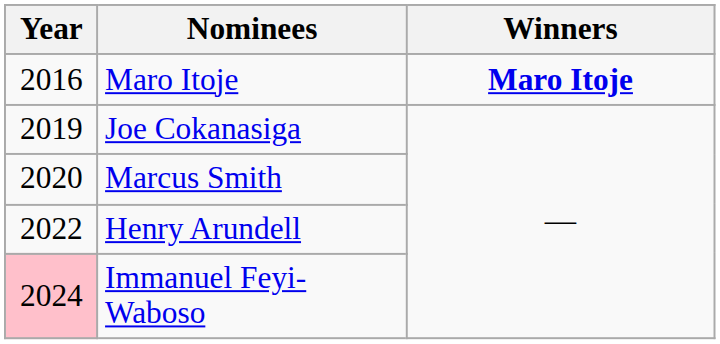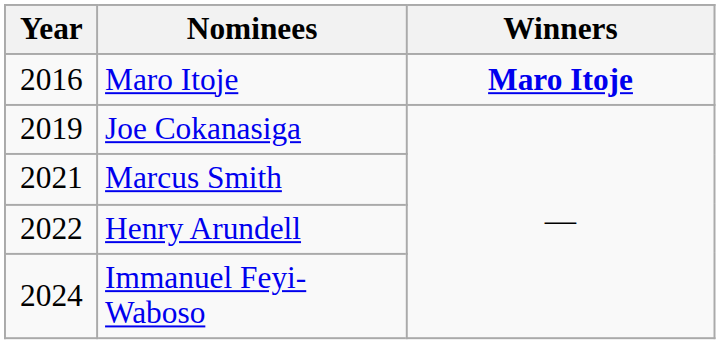(51, 178) 2020 -> (51, 178) 2021
(51, 295) pink background -> (51, 295) no background
